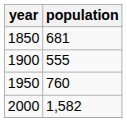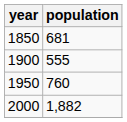(64, 106) 1,582 -> (64, 106) 1,882
